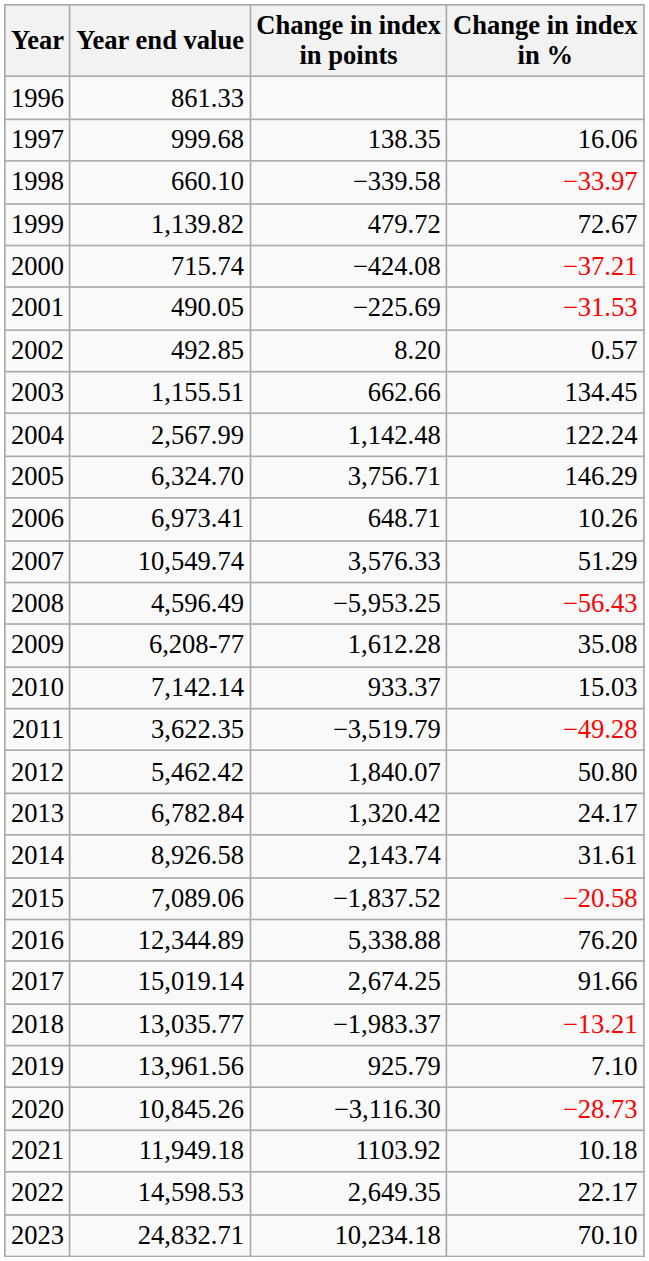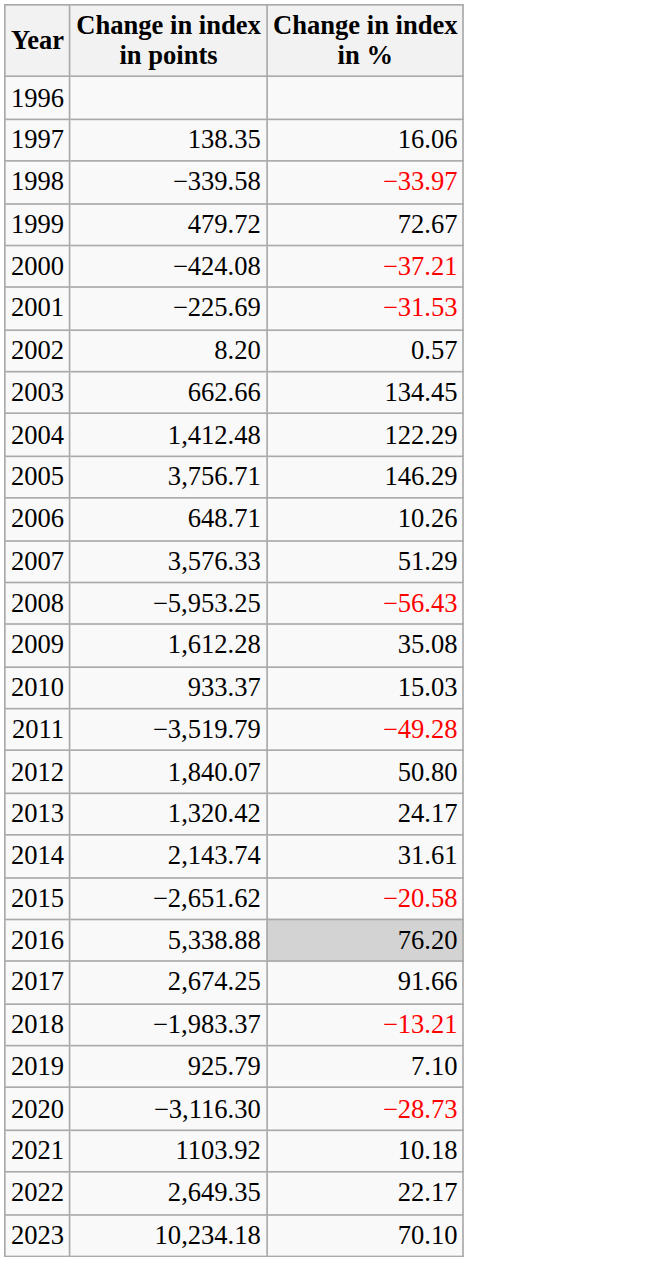- column: (160, 40)
(394, 434) 1,142.48 -> (214, 434) 1,412.48
(601, 434) 122.24 -> (421, 434) 122.29
(387, 897) −1,837.52 -> (207, 897) −2,651.62
(608, 940) no background -> (428, 940) lightgrey background
